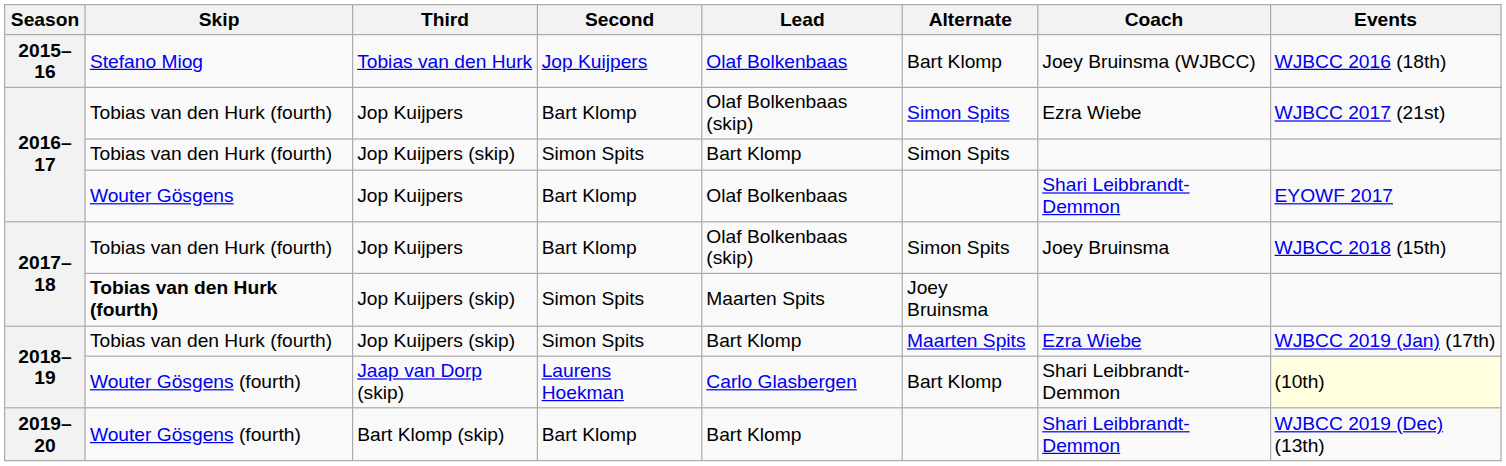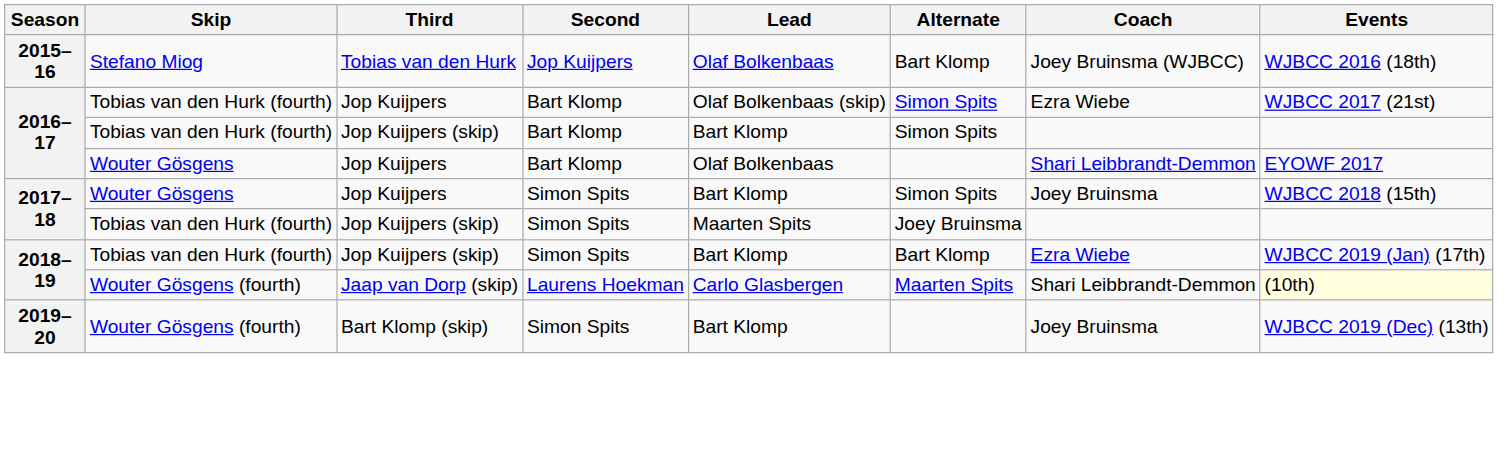(593, 154) Simon Spits -> (574, 132) Bart Klomp
(211, 247) Tobias van den Hurk (fourth) -> (162, 193) Wouter Gösgens
(589, 247) Bart Klomp -> (578, 193) Simon Spits
(777, 247) Olaf Bolkenbaas (skip) -> (740, 193) Bart Klomp
(184, 299) bold -> (211, 224) normal
(966, 340) Maarten Spits -> (942, 254) Bart Klomp
(955, 382) Bart Klomp -> (954, 284) Maarten Spits
(589, 434) Bart Klomp -> (578, 326) Simon Spits
(1116, 434) Shari Leibbrandt-Demmon -> (1094, 326) Joey Bruinsma
